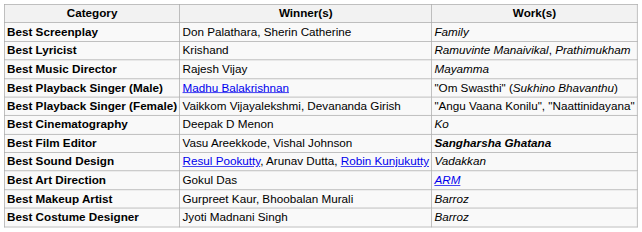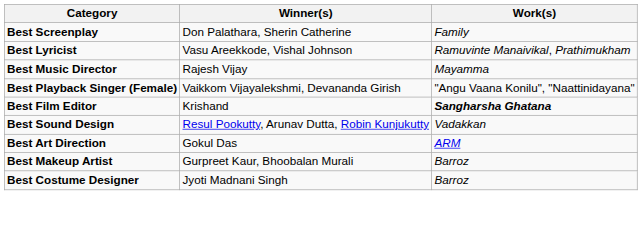(206, 50) Krishand -> (267, 50) Vasu Areekkode, Vishal Johnson
- row: (85, 87)
- row: (67, 124)
(267, 143) Vasu Areekkode, Vishal Johnson -> (206, 106) Krishand
